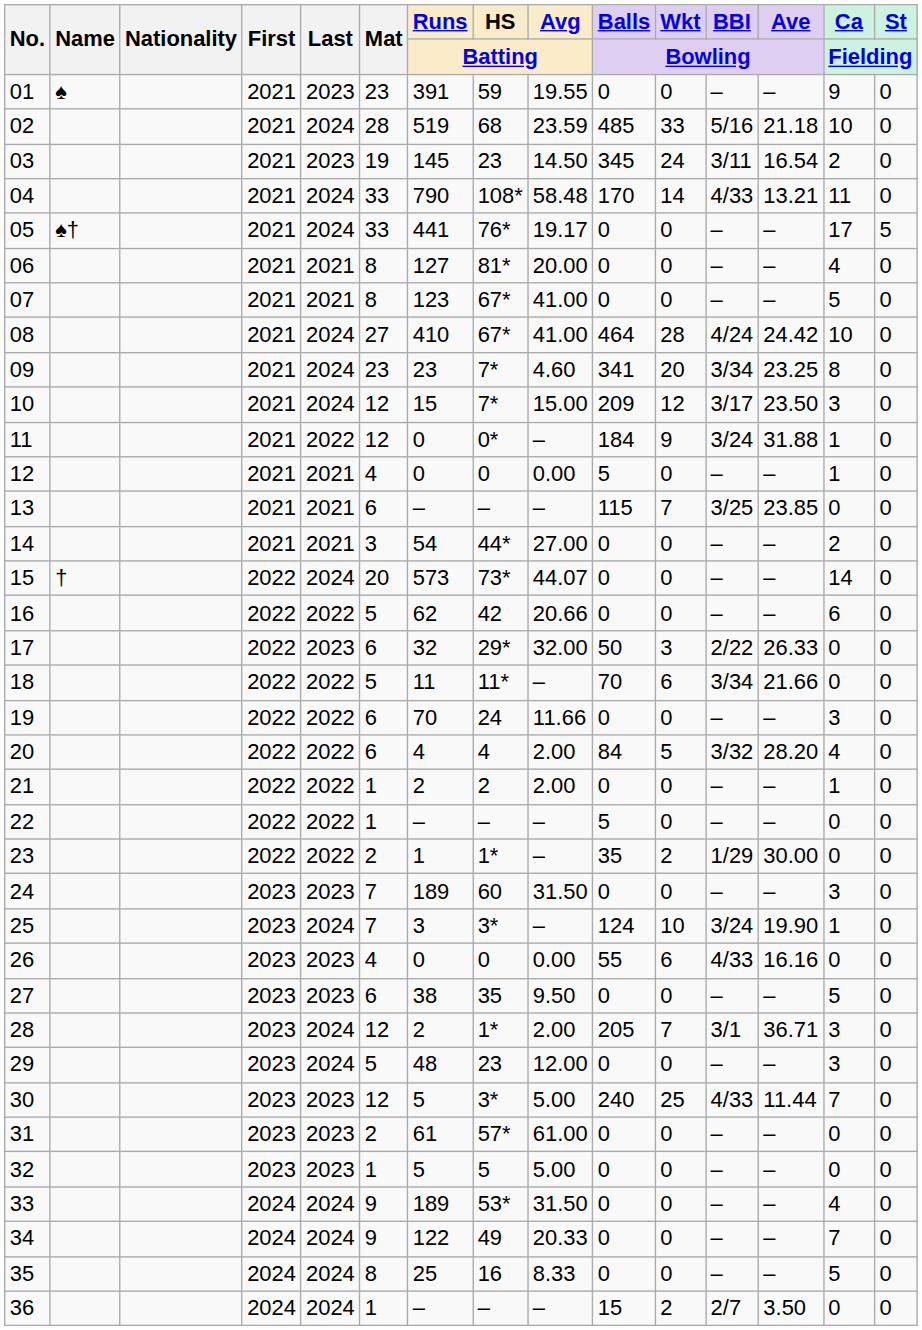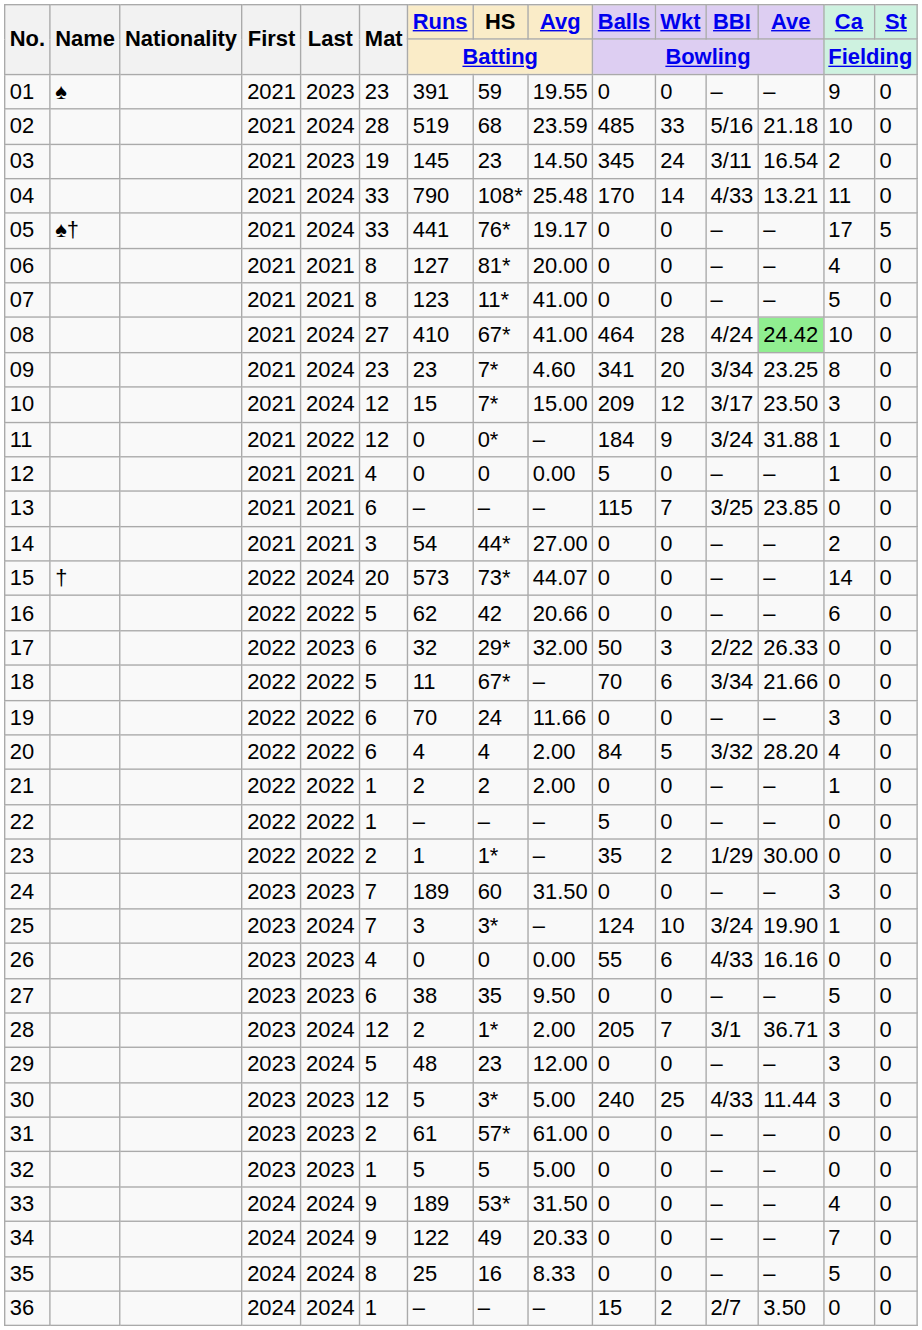(560, 195) 58.48 -> (560, 195) 25.48
(494, 299) 67* -> (493, 299) 11*
(791, 334) no background -> (791, 334) lightgreen background
(493, 682) 11* -> (494, 682) 67*
(834, 1099) 7 -> (834, 1099) 3
